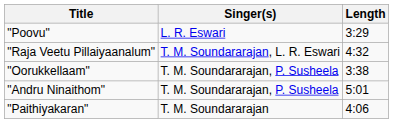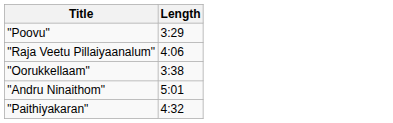- column: (250, 14)
(357, 52) 4:32 -> (172, 52) 4:06
(357, 109) 4:06 -> (172, 109) 4:32
